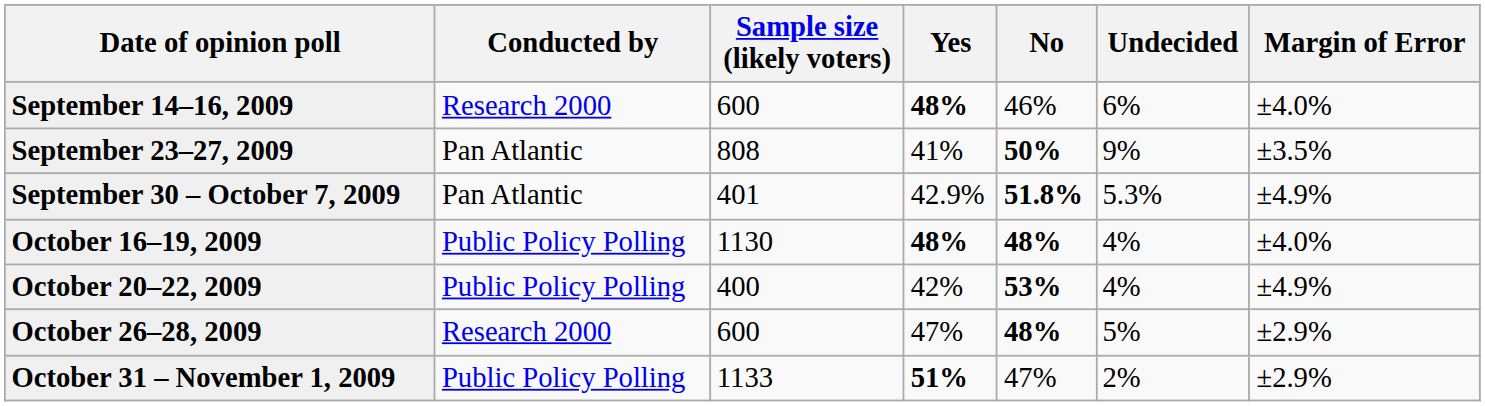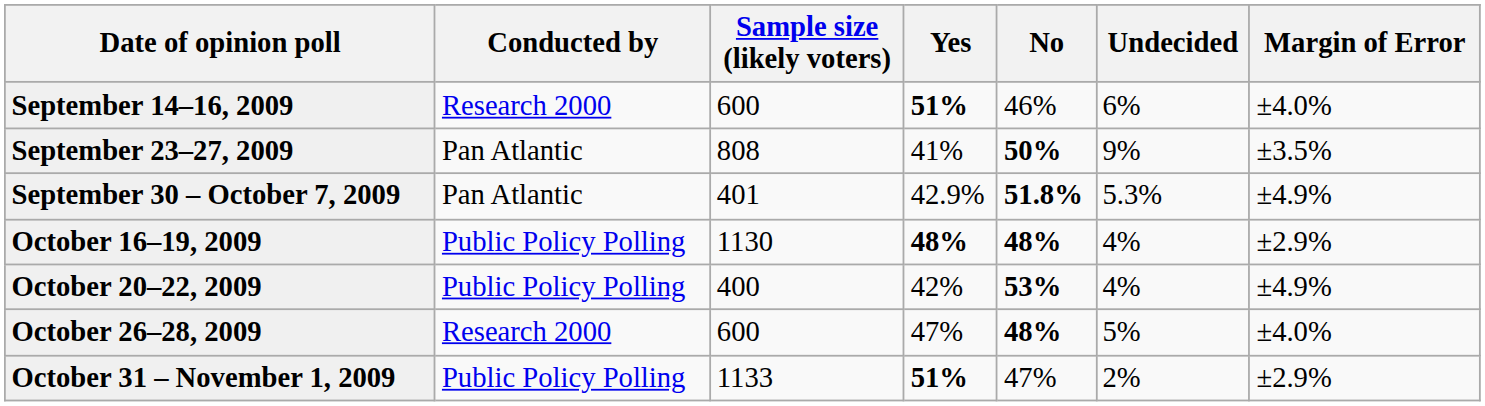(939, 104) 48% -> (939, 104) 51%
(1294, 241) ±4.0% -> (1294, 241) ±2.9%
(1294, 331) ±2.9% -> (1294, 331) ±4.0%
